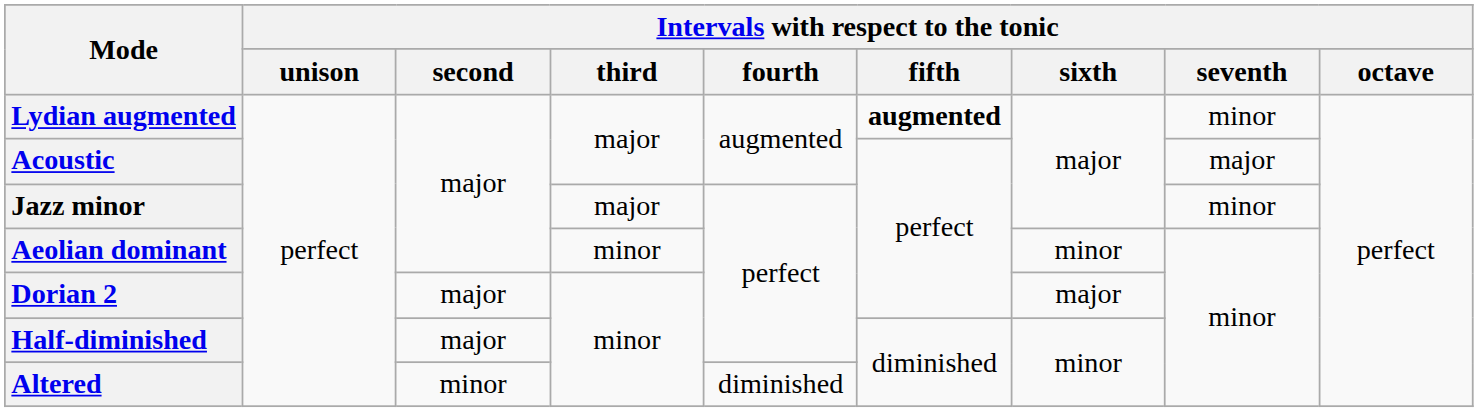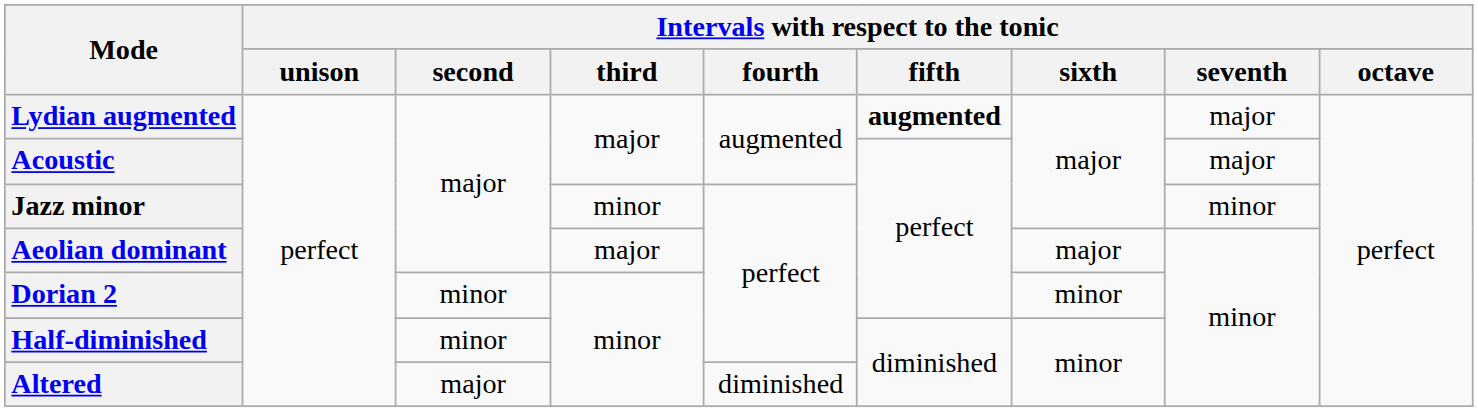(1242, 116) minor -> (1242, 116) major
(627, 205) major -> (627, 205) minor
(627, 250) minor -> (627, 250) major
(1088, 250) minor -> (1088, 250) major
(473, 294) major -> (473, 294) minor
(1088, 294) major -> (1088, 294) minor
(473, 339) major -> (473, 339) minor
(473, 384) minor -> (473, 384) major
